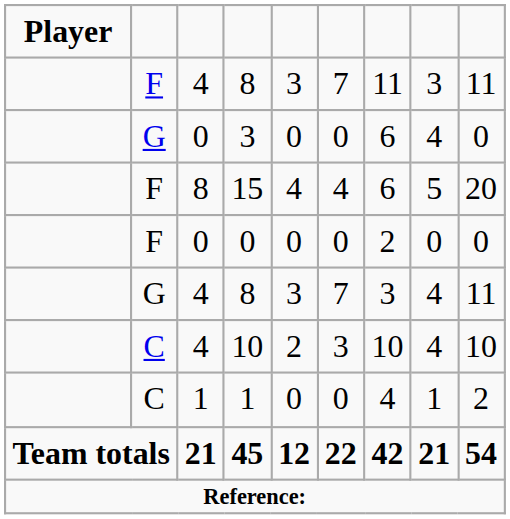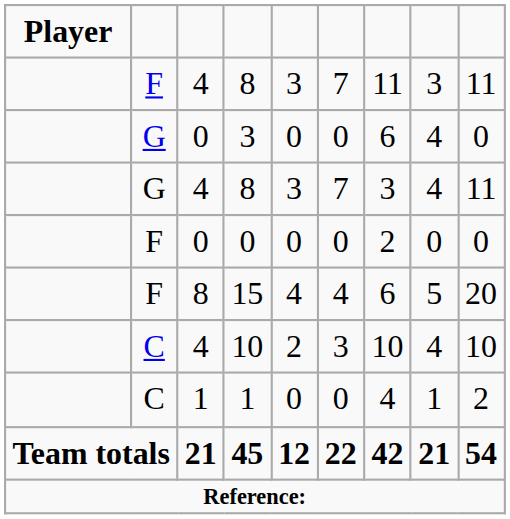rows swapped: (154, 294) <-> (154, 188)
